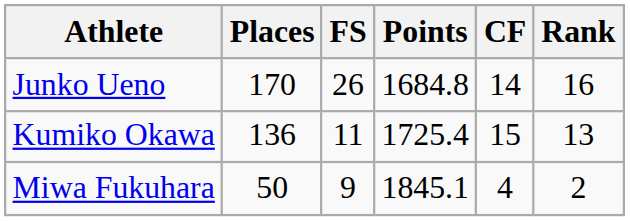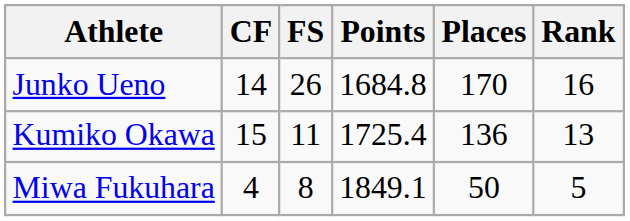columns swapped: (505, 31) <-> (272, 31)
(348, 188) 9 -> (306, 188) 8
(425, 188) 1845.1 -> (383, 188) 1849.1
(578, 188) 2 -> (578, 188) 5
